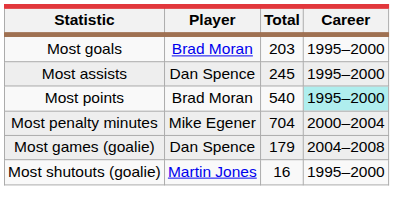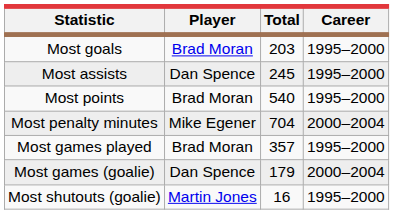(346, 98) paleturquoise background -> (346, 98) no background
+ row: (84, 147)
(346, 147) 2004–2008 -> (346, 172) 2000–2004
